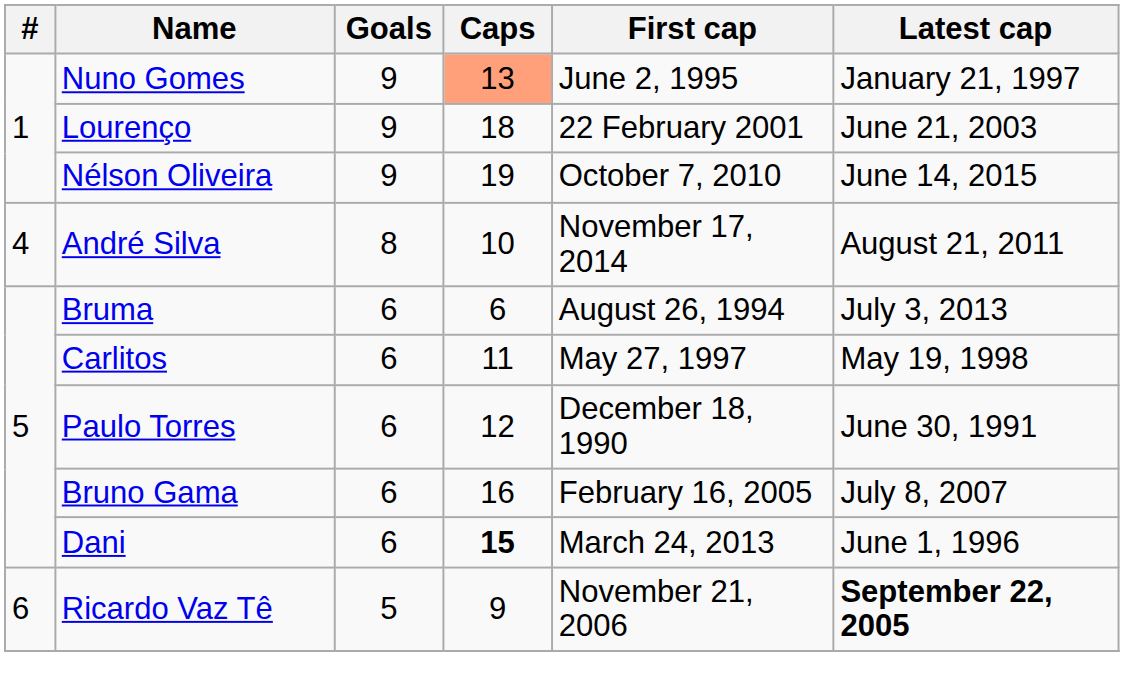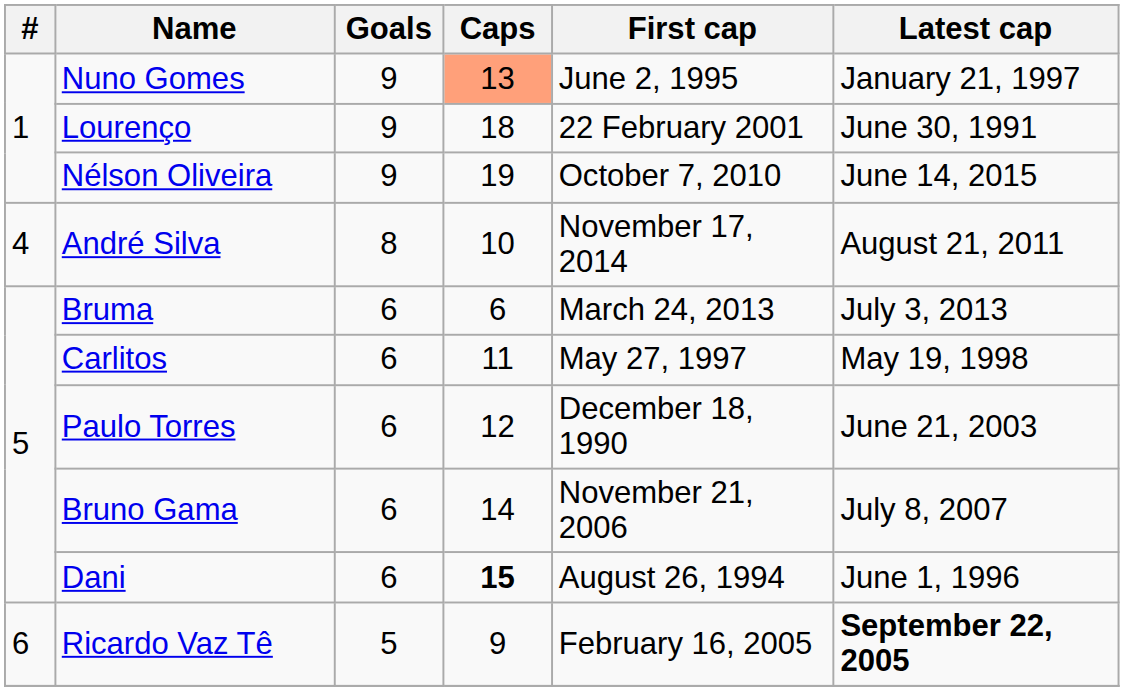(939, 127) June 21, 2003 -> (939, 127) June 30, 1991
(672, 310) August 26, 1994 -> (667, 310) March 24, 2013
(939, 426) June 30, 1991 -> (939, 426) June 21, 2003
(498, 492) 16 -> (498, 510) 14
(686, 492) February 16, 2005 -> (656, 510) November 21, 2006
(667, 542) March 24, 2013 -> (672, 576) August 26, 1994
(656, 608) November 21, 2006 -> (686, 643) February 16, 2005
